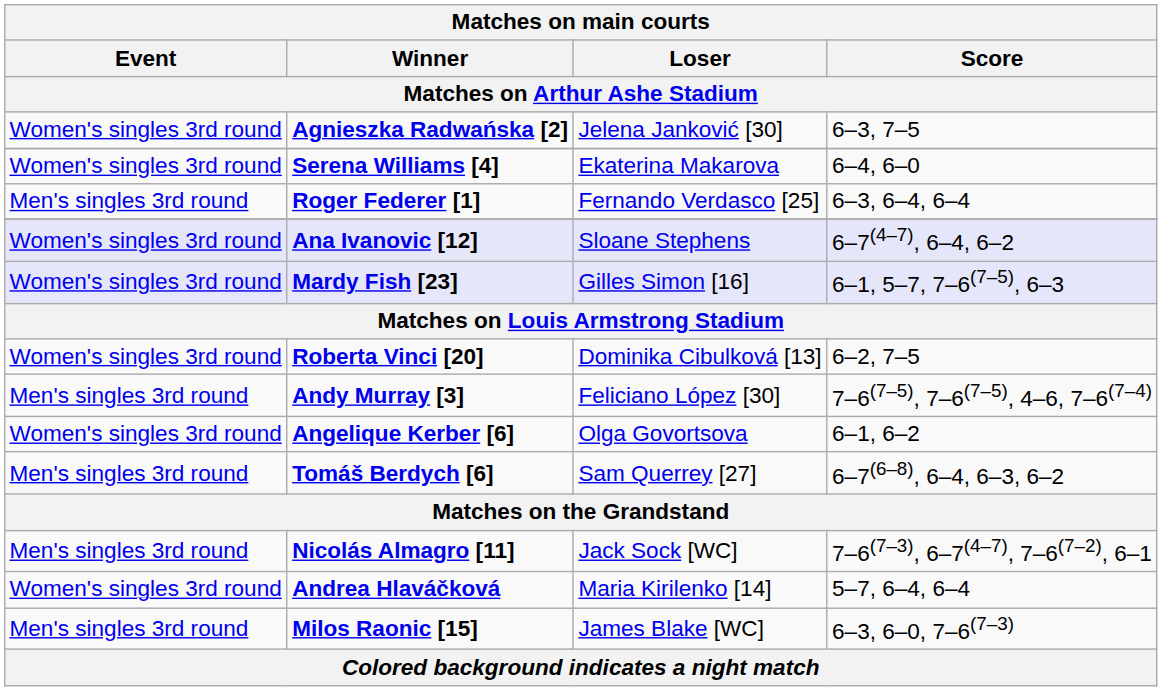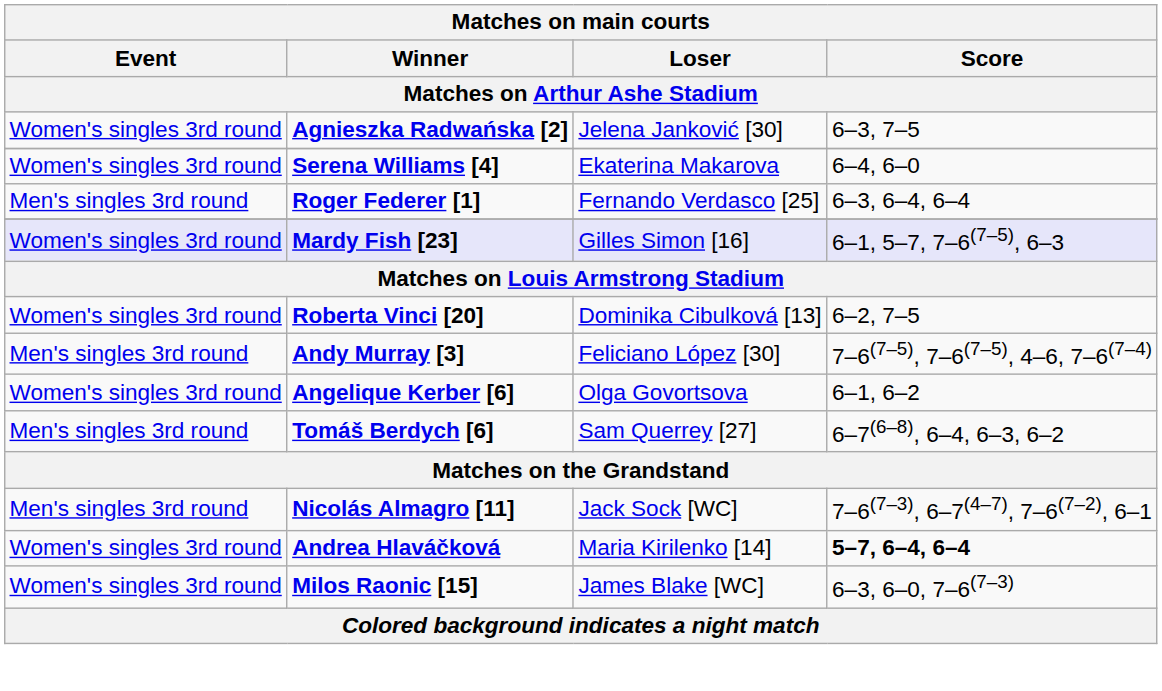- row: (385, 240)
(901, 589) normal -> (901, 547) bold
(129, 628) Men's singles 3rd round -> (146, 586) Women's singles 3rd round
